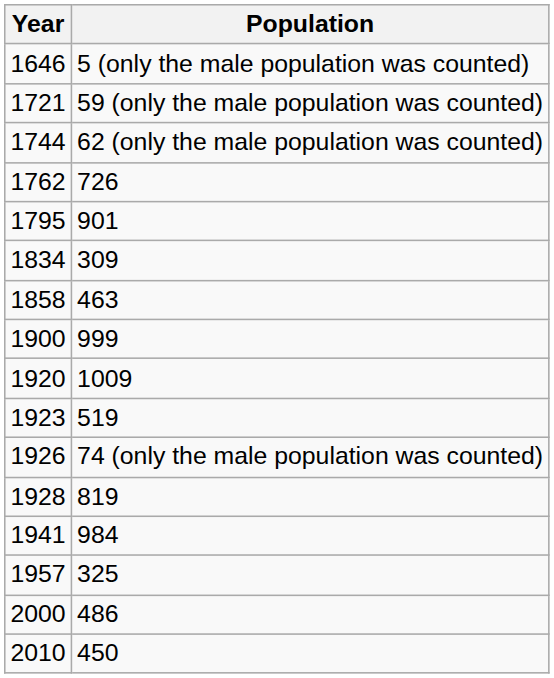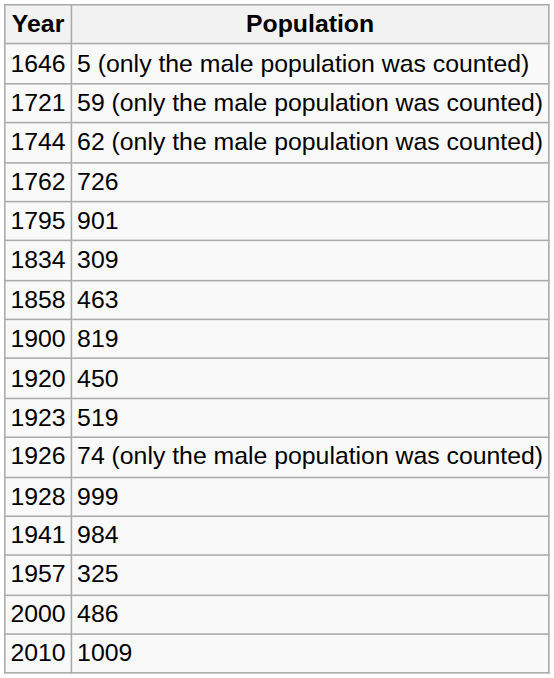(98, 338) 999 -> (98, 338) 819
(105, 378) 1009 -> (98, 378) 450
(98, 496) 819 -> (98, 496) 999
(98, 653) 450 -> (105, 653) 1009
